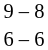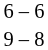rows swapped: (24, 39) <-> (24, 11)
